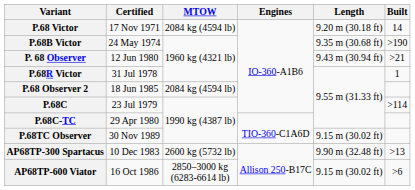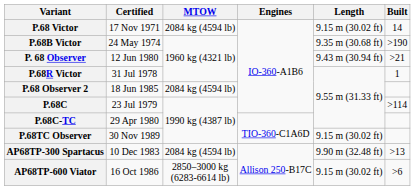(349, 27) 9.20 m (30.18 ft) -> (349, 27) 9.15 m (30.02 ft)
(200, 151) 2600 kg (5732 lb) -> (200, 151) 2084 kg (4594 lb)
